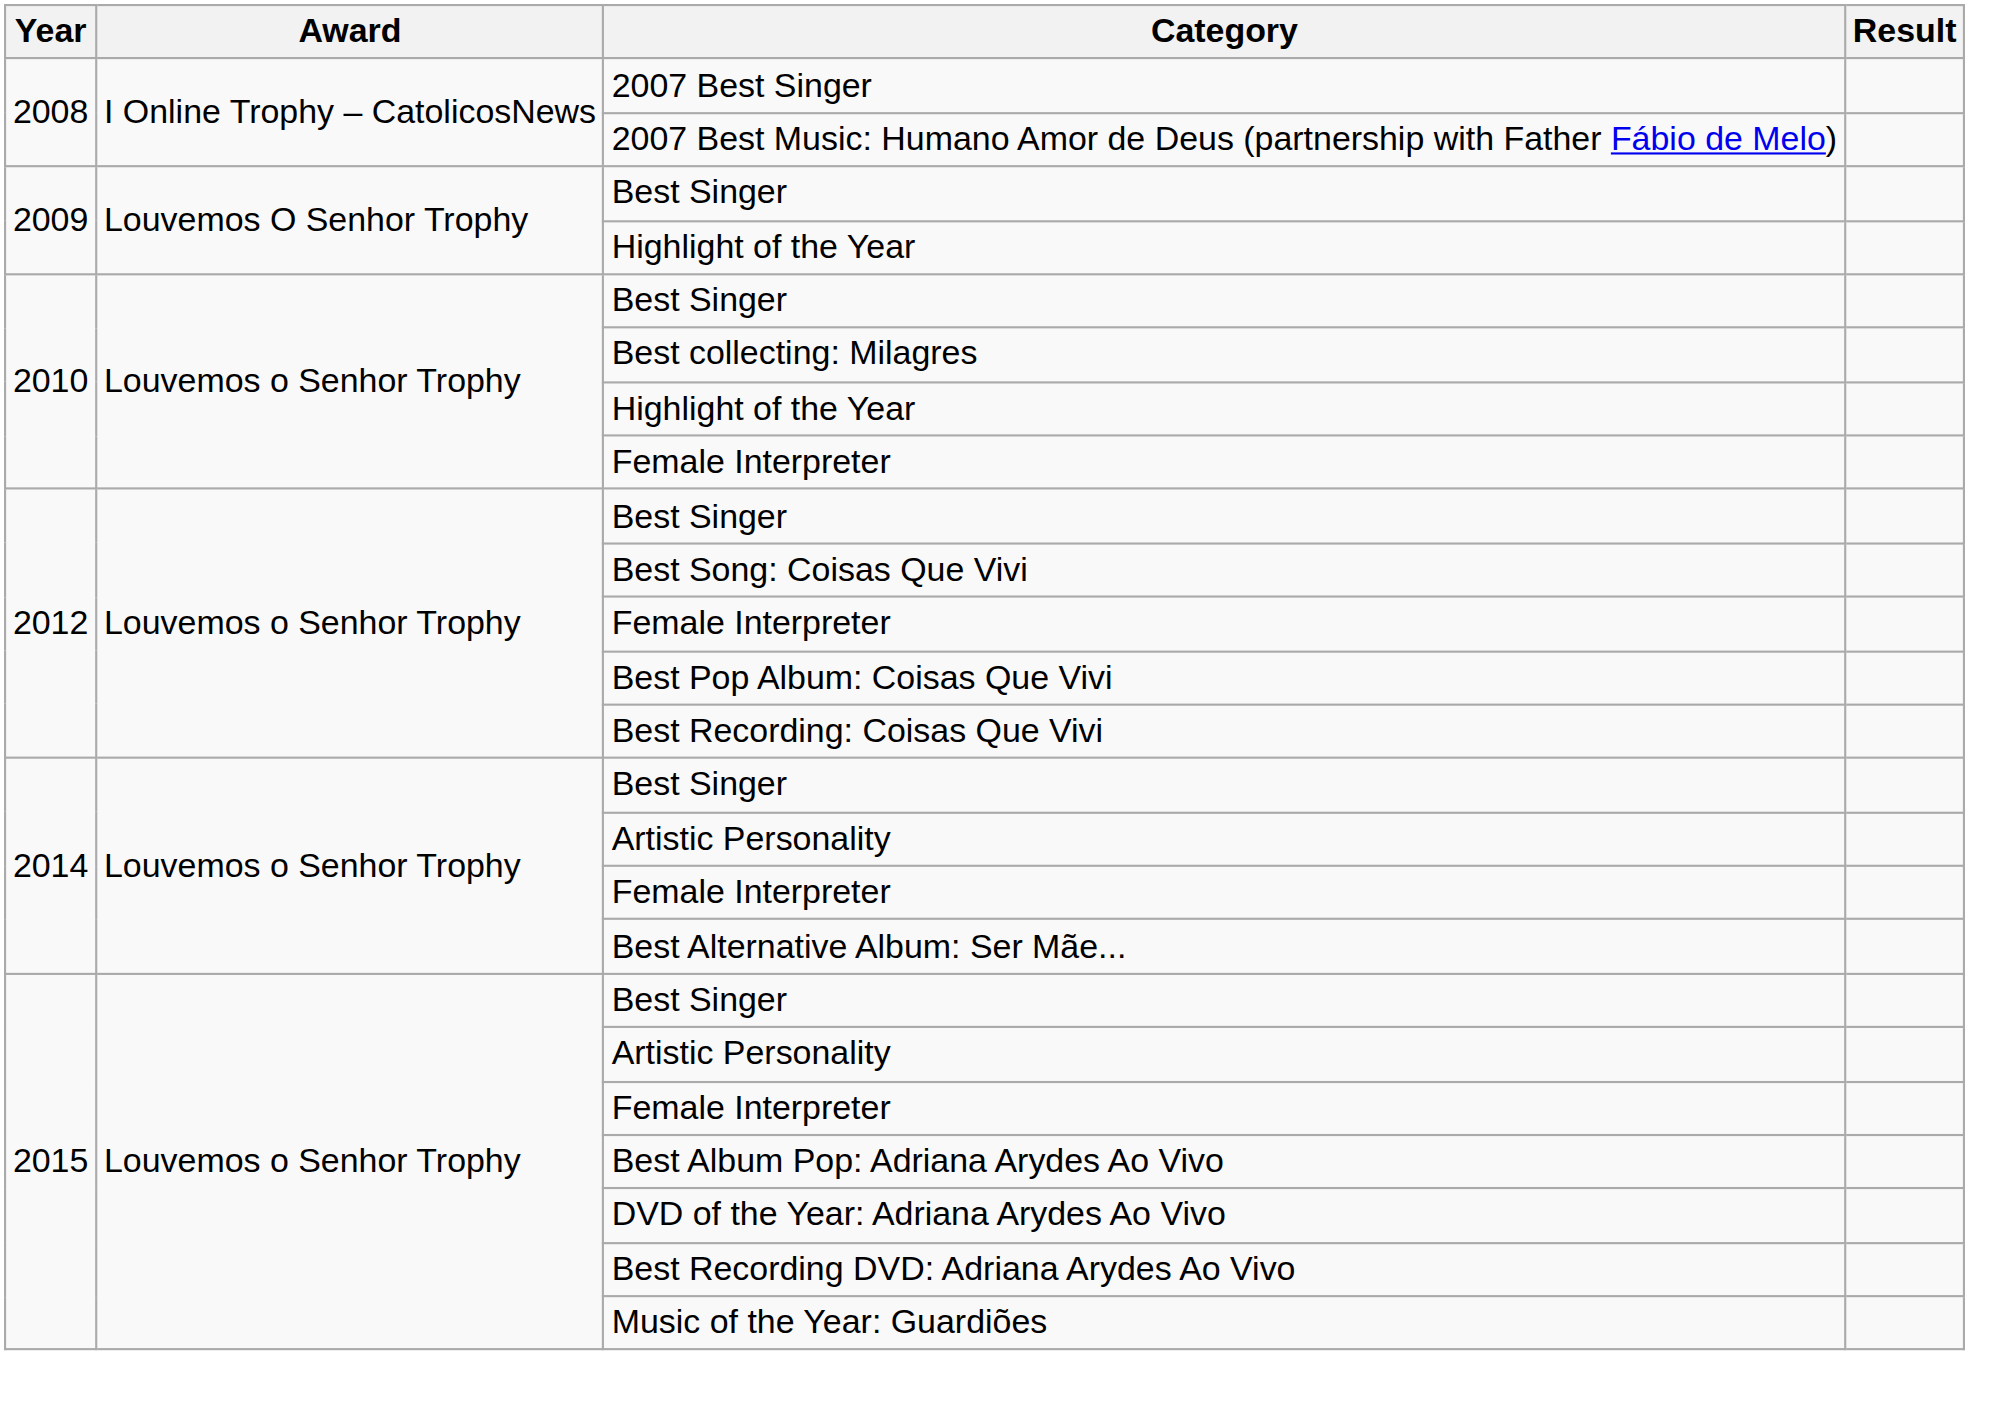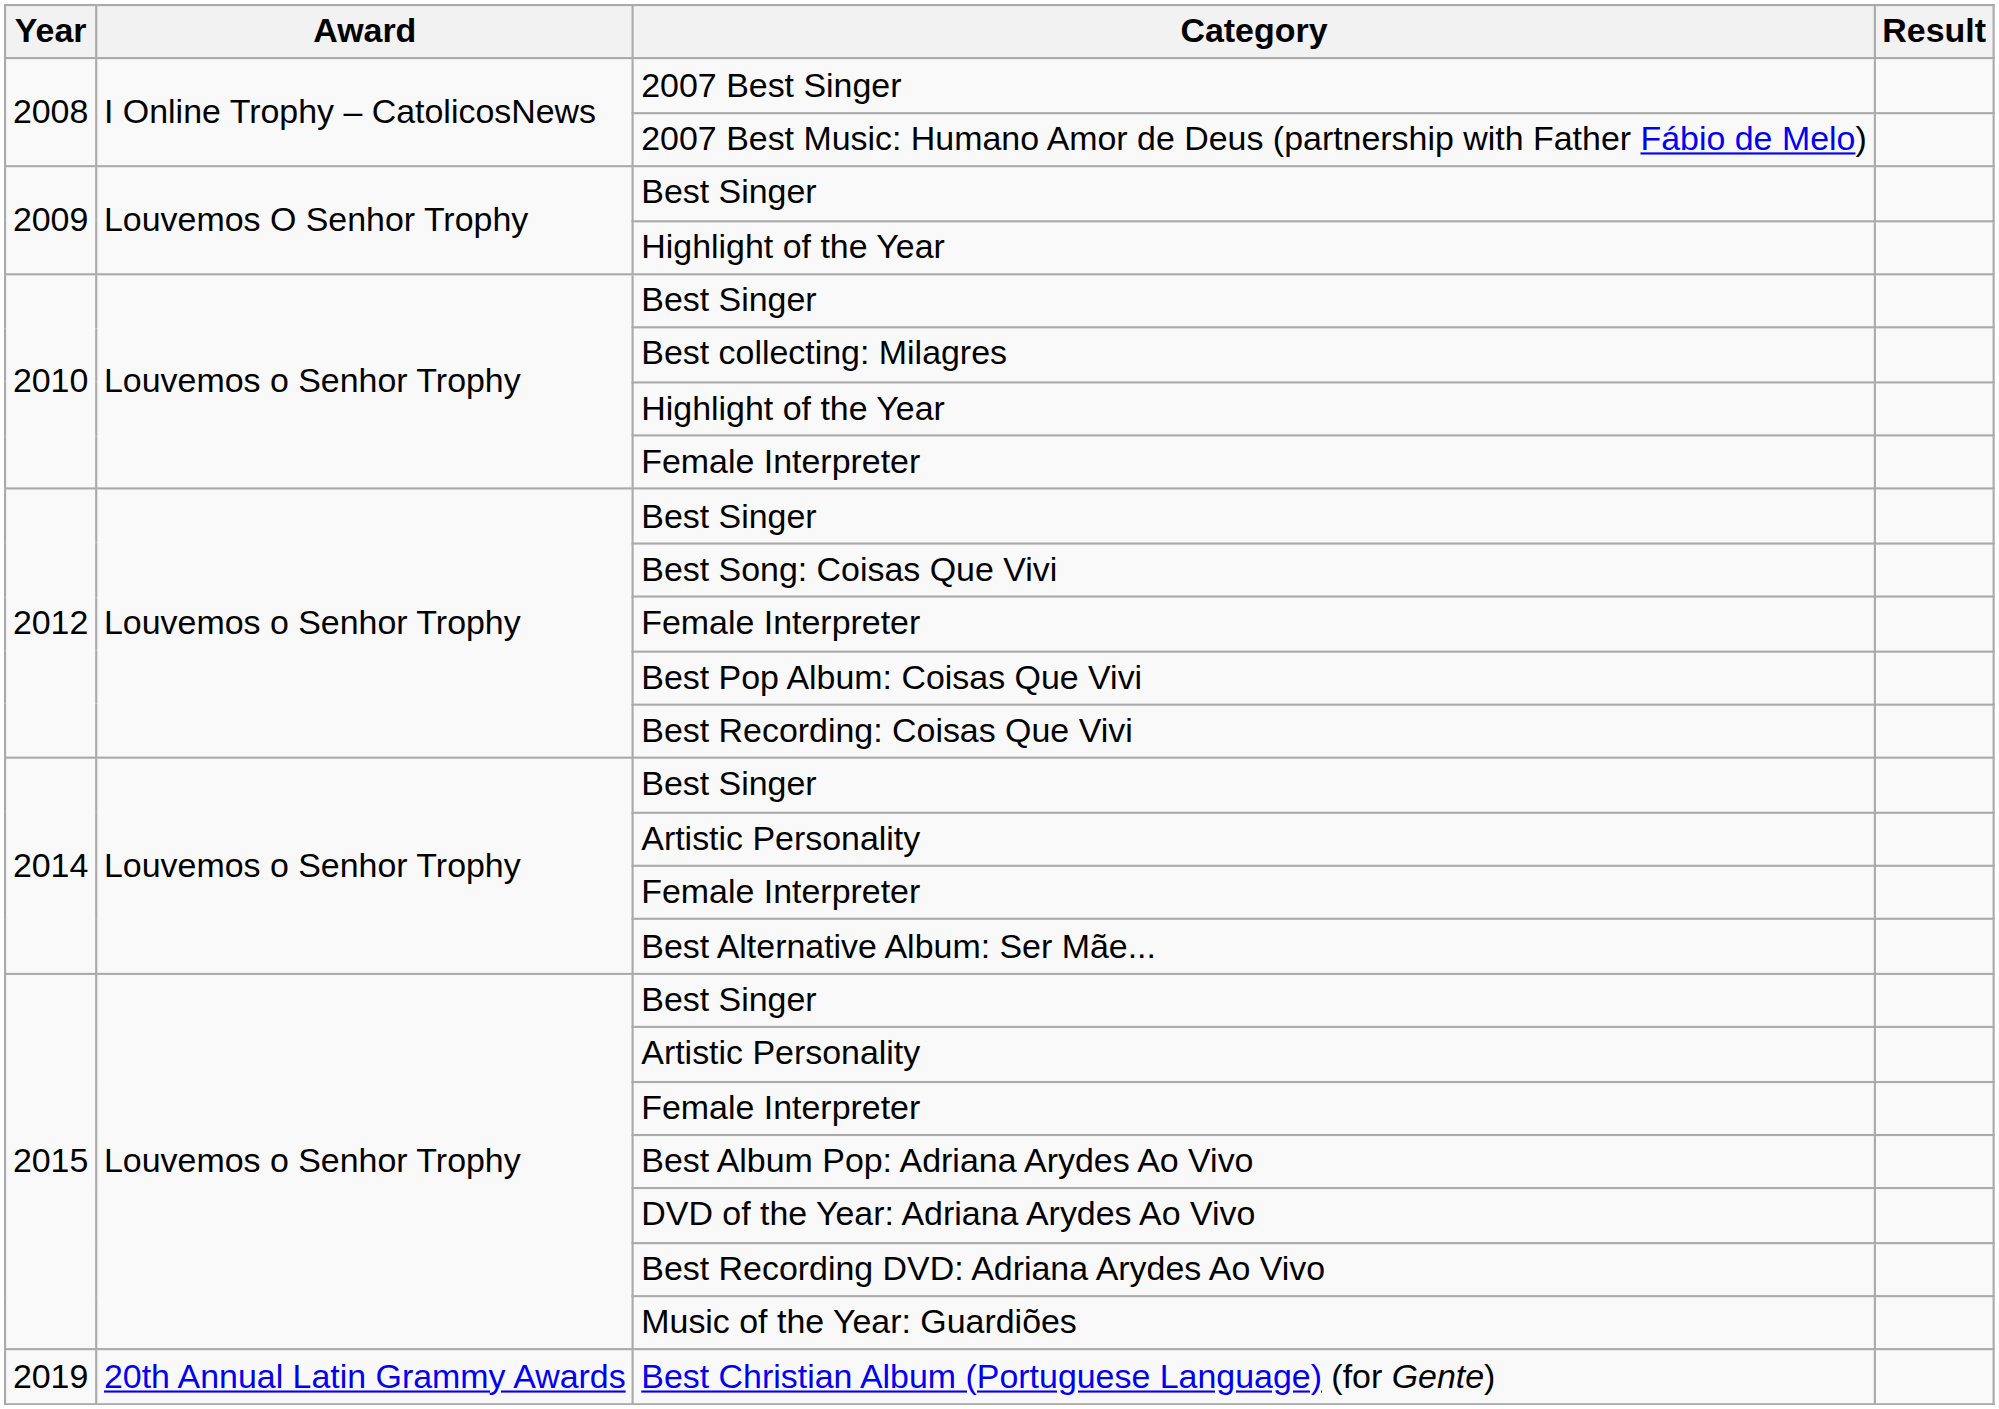+ row: (51, 1376)
